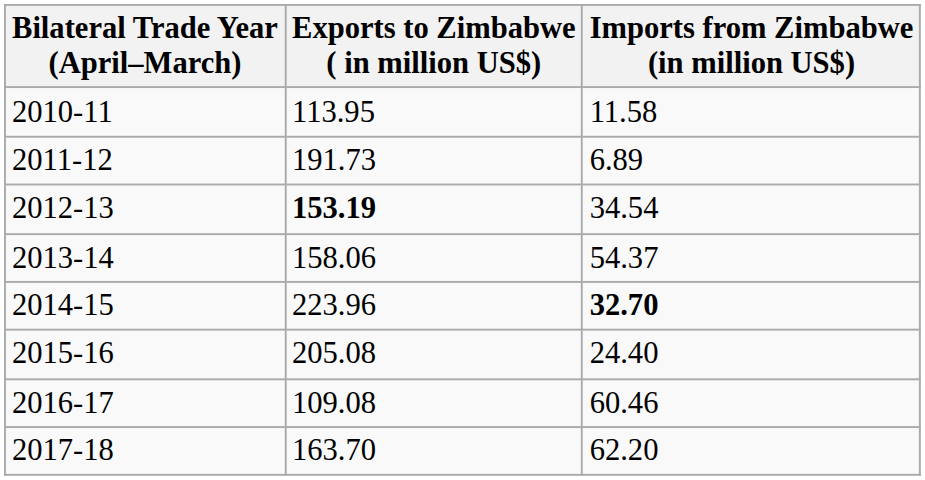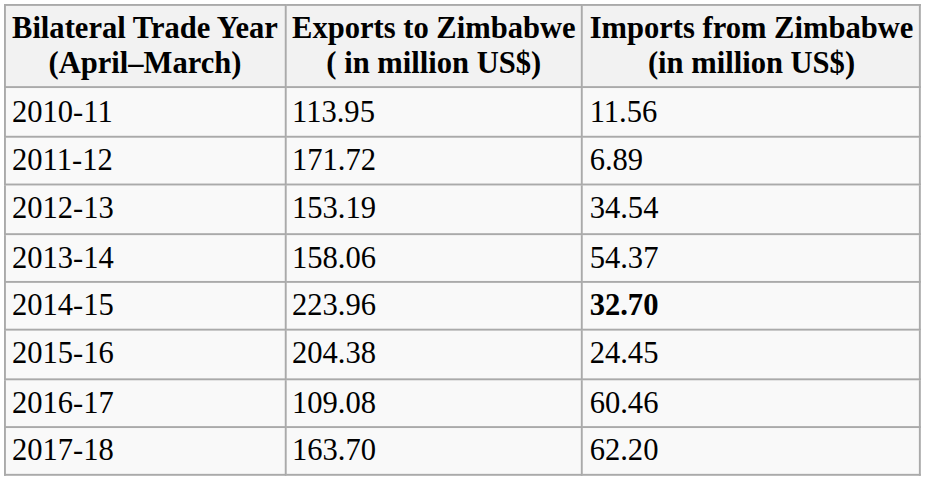(623, 111) 11.58 -> (623, 111) 11.56
(334, 160) 191.73 -> (334, 160) 171.72
(334, 208) bold -> (334, 208) normal
(334, 353) 205.08 -> (334, 353) 204.38
(624, 353) 24.40 -> (624, 353) 24.45
